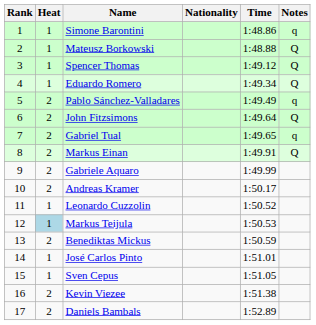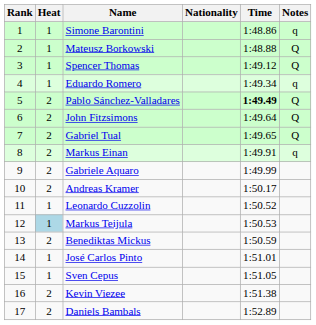(295, 83) Q -> (295, 83) q
(260, 100) normal -> (260, 100) bold
(295, 100) q -> (295, 100) Q
(295, 135) q -> (295, 135) Q
(295, 153) Q -> (295, 153) q
